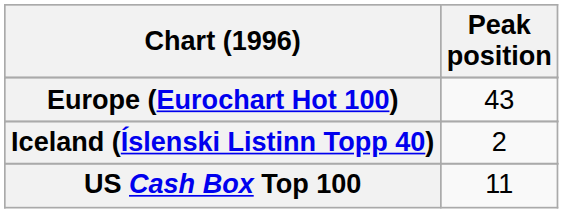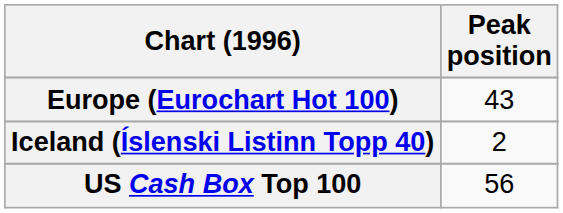(499, 185) 11 -> (499, 185) 56
